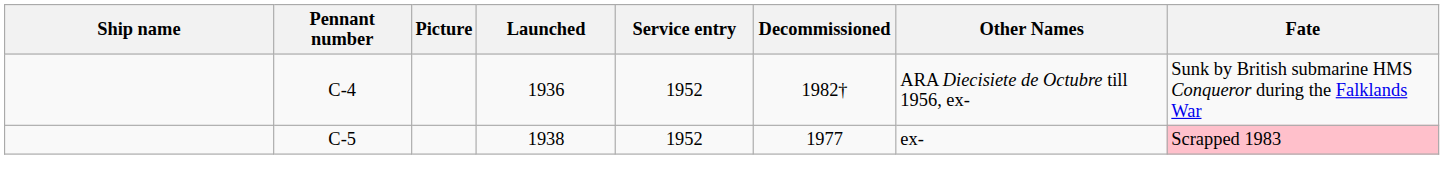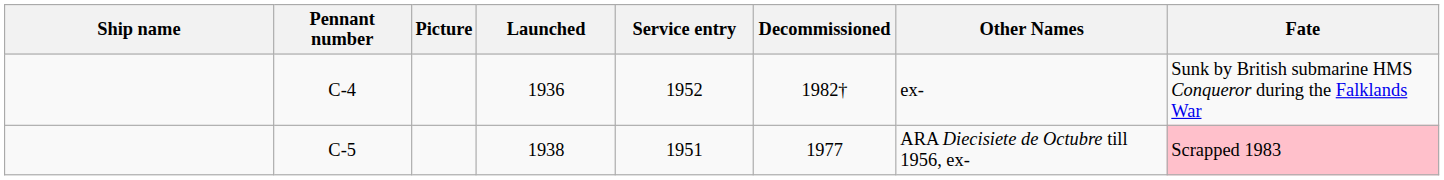(1014, 89) ARA Diecisiete de Octubre till 1956, ex- -> (912, 89) ex-
(684, 139) 1952 -> (684, 149) 1951
(912, 139) ex- -> (1014, 149) ARA Diecisiete de Octubre till 1956, ex-
